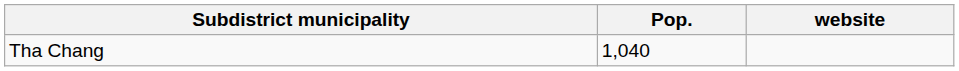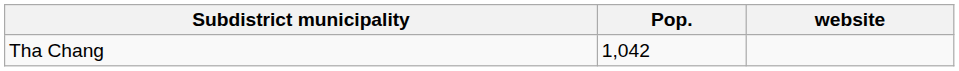(626, 50) 1,040 -> (626, 50) 1,042
